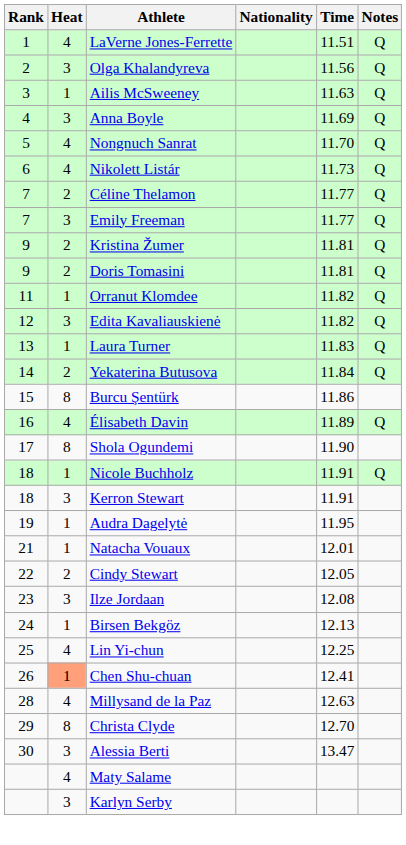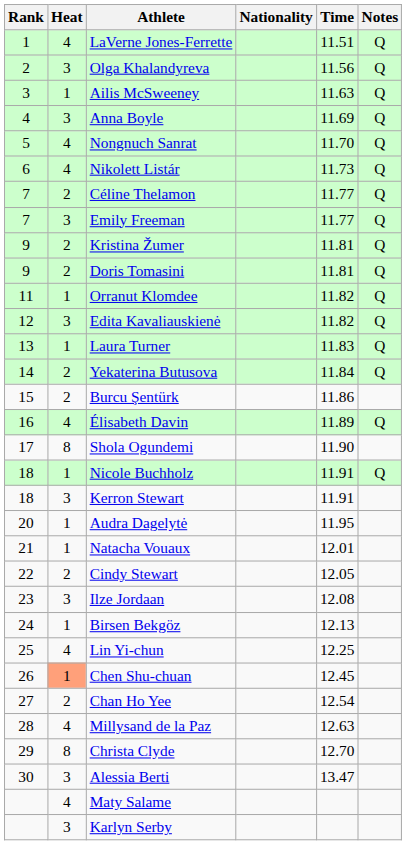(67, 397) 8 -> (67, 397) 2
(26, 523) 19 -> (26, 523) 20
(337, 675) 12.41 -> (337, 675) 12.45
+ row: (130, 700)
